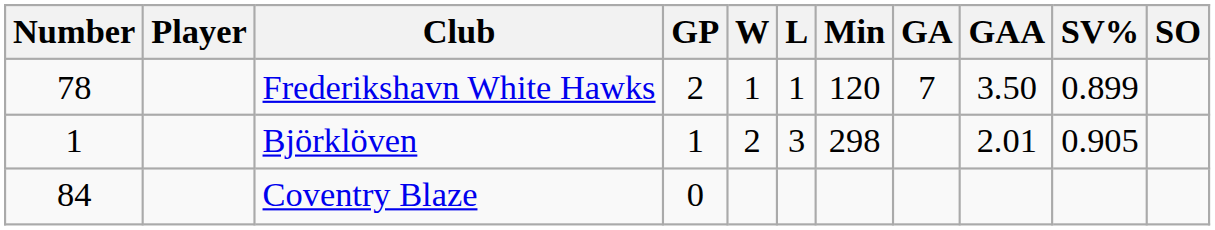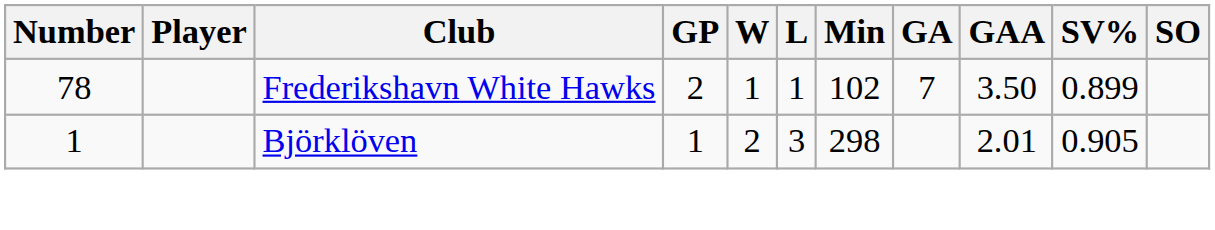(855, 86) 120 -> (855, 86) 102
- row: (370, 195)
